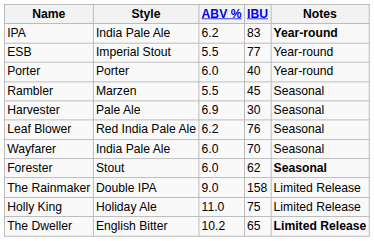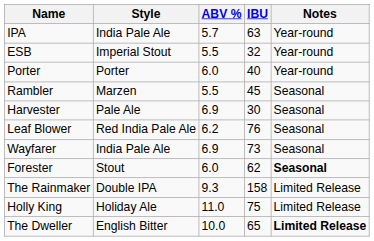(210, 33) 6.2 -> (210, 33) 5.7
(254, 33) 83 -> (254, 33) 63
(306, 33) bold -> (303, 33) normal
(254, 52) 77 -> (254, 52) 32
(210, 149) 6.0 -> (210, 149) 6.9
(254, 149) 70 -> (254, 149) 73
(210, 187) 9.0 -> (210, 187) 9.3
(213, 226) 10.2 -> (213, 226) 10.0
